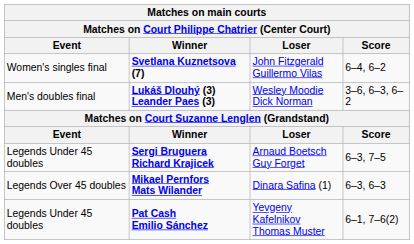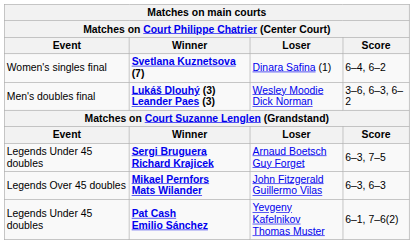(288, 68) John Fitzgerald Guillermo Vilas -> (292, 68) Dinara Safina (1)
(292, 185) Dinara Safina (1) -> (288, 185) John Fitzgerald Guillermo Vilas
